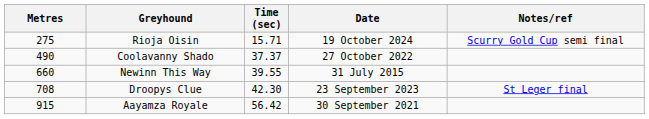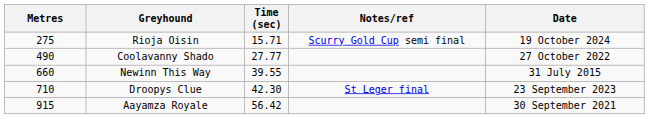columns swapped: (368, 18) <-> (546, 18)
(267, 57) 37.37 -> (267, 57) 27.77
(45, 89) 708 -> (45, 89) 710
